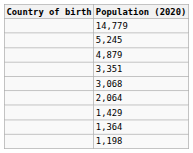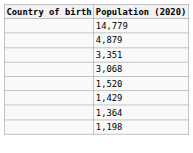- row: (109, 40)
- row: (109, 98)
+ row: (109, 84)
